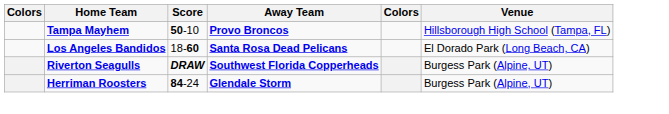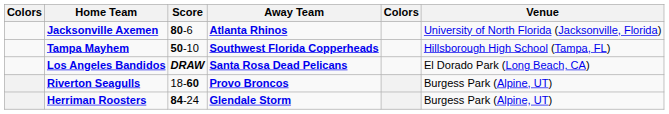+ row: (103, 30)
(249, 30) Provo Broncos -> (294, 48) Southwest Florida Copperheads
(185, 48) 18-60 -> (187, 65) DRAW
(187, 65) DRAW -> (185, 83) 18-60
(294, 65) Southwest Florida Copperheads -> (249, 83) Provo Broncos
